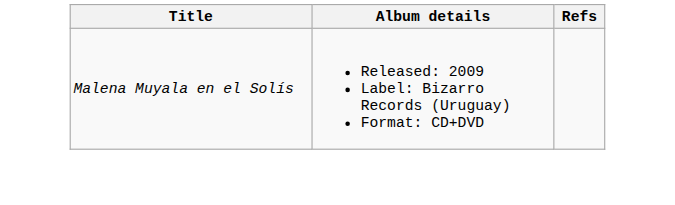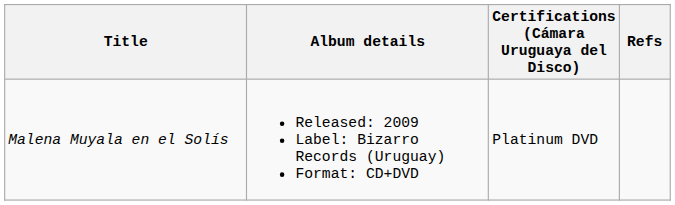+ column: (554, 42)
